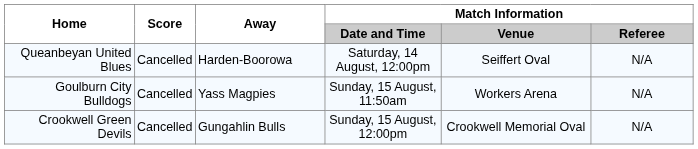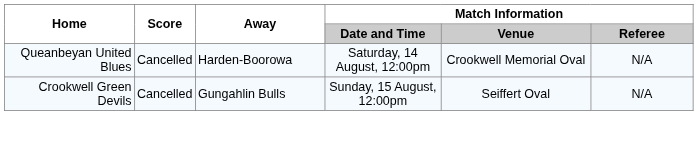(516, 60) Seiffert Oval -> (516, 60) Crookwell Memorial Oval
- row: (93, 93)
(516, 127) Crookwell Memorial Oval -> (516, 93) Seiffert Oval
